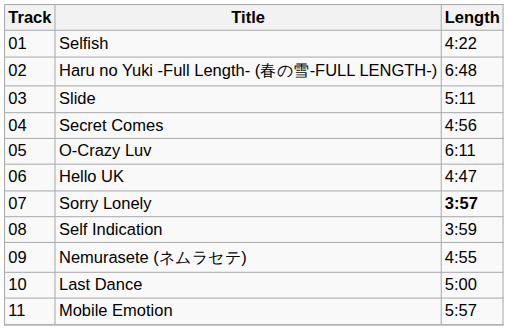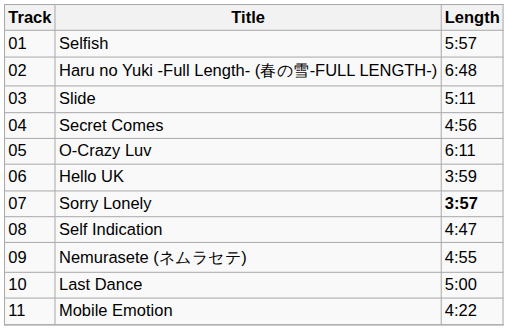(461, 43) 4:22 -> (461, 43) 5:57
(461, 177) 4:47 -> (461, 177) 3:59
(461, 229) 3:59 -> (461, 229) 4:47
(461, 311) 5:57 -> (461, 311) 4:22
